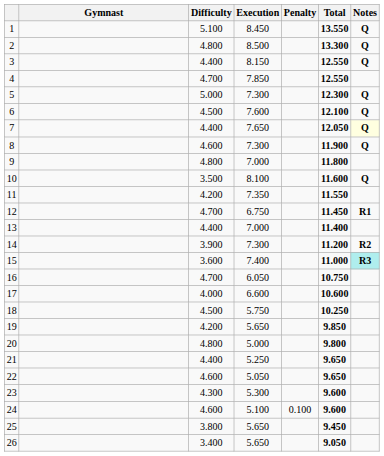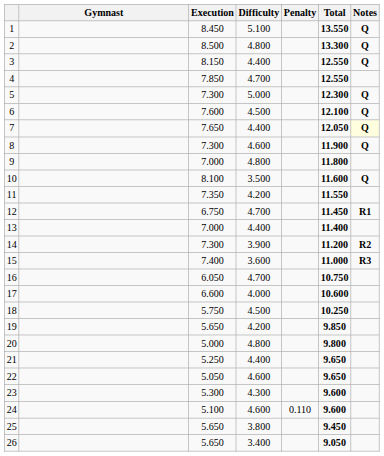columns swapped: (211, 12) <-> (258, 12)
(365, 261) paleturquoise background -> (365, 261) no background
(300, 409) 0.100 -> (300, 409) 0.110
